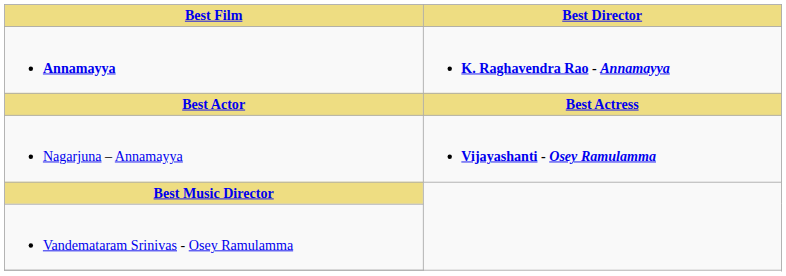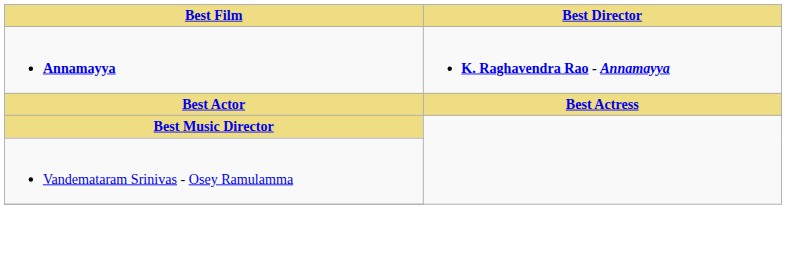- row: (214, 157)
